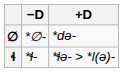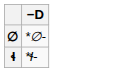- column: (84, 14)
